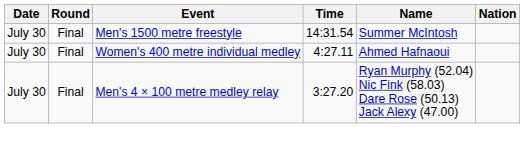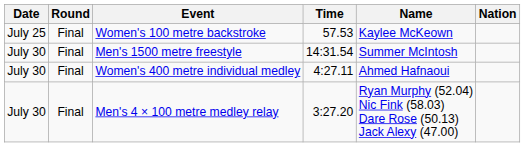+ row: (181, 33)
